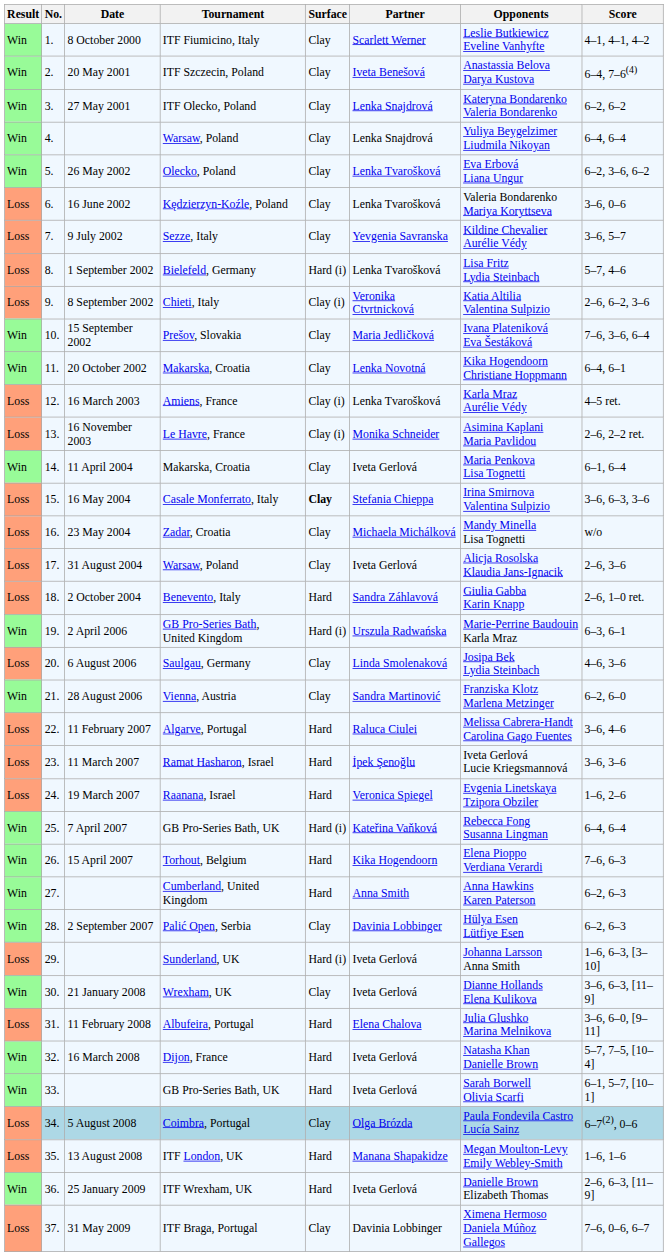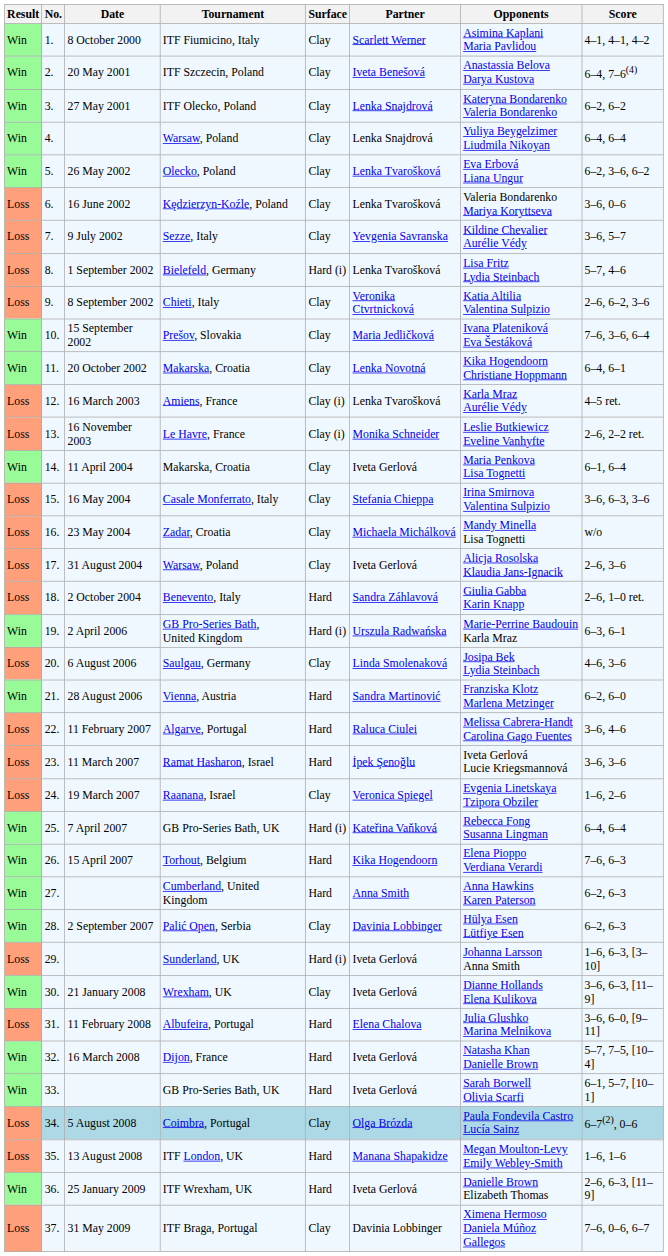(506, 39) Leslie Butkiewicz Eveline Vanhyfte -> (503, 39) Asimina Kaplani Maria Pavlidou
(327, 302) Clay (i) -> (320, 302) Clay
(503, 433) Asimina Kaplani Maria Pavlidou -> (506, 433) Leslie Butkiewicz Eveline Vanhyfte
(320, 499) bold -> (320, 499) normal
(320, 696) Clay -> (320, 696) Hard
(320, 794) Hard -> (320, 794) Clay
